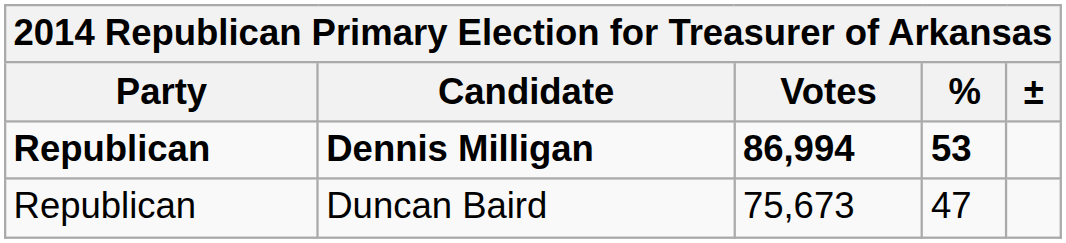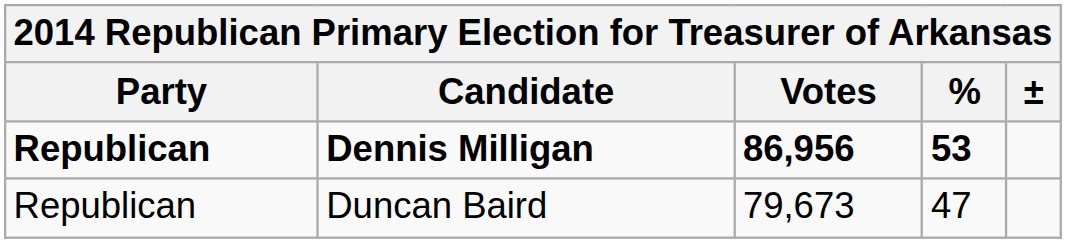(799, 149) 86,994 -> (799, 149) 86,956
(799, 206) 75,673 -> (799, 206) 79,673
